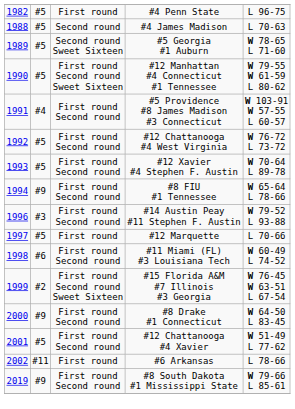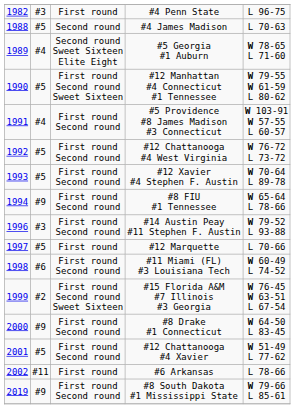(40, 12) #5 -> (40, 12) #3
(40, 46) #5 -> (40, 51) #4
(88, 46) Second round Sweet Sixteen -> (88, 51) Second round Sweet Sixteen Elite Eight
